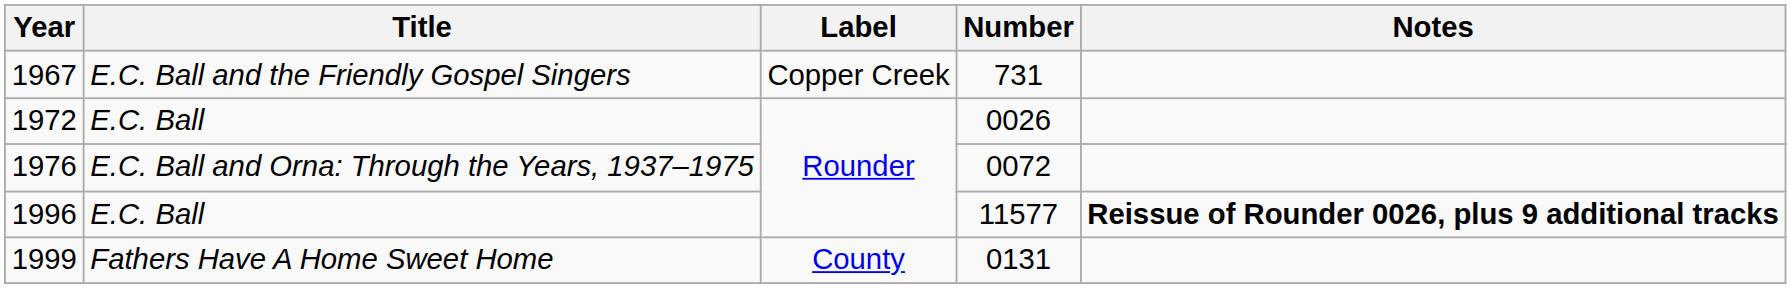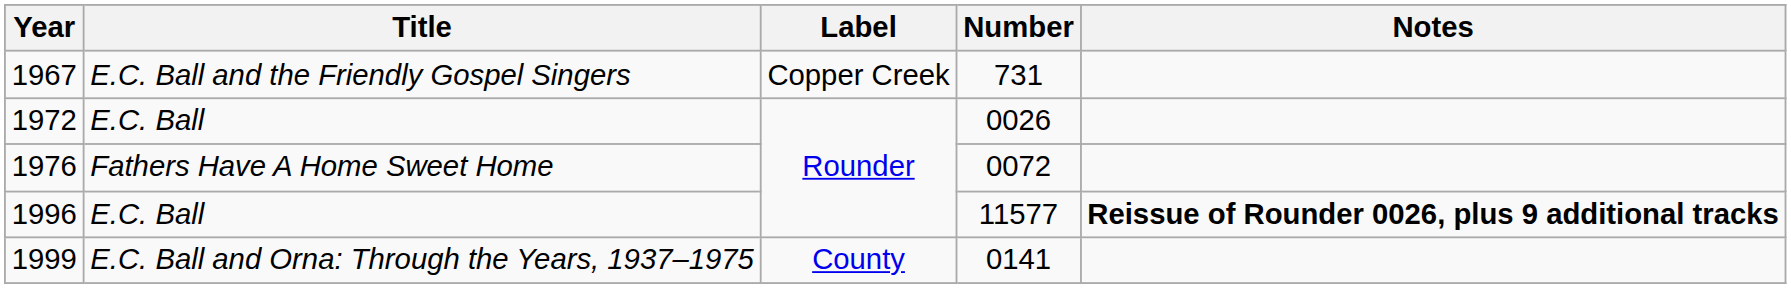(422, 167) E.C. Ball and Orna: Through the Years, 1937–1975 -> (322, 167) Fathers Have A Home Sweet Home
(322, 259) Fathers Have A Home Sweet Home -> (422, 259) E.C. Ball and Orna: Through the Years, 1937–1975
(1018, 259) 0131 -> (1018, 259) 0141
